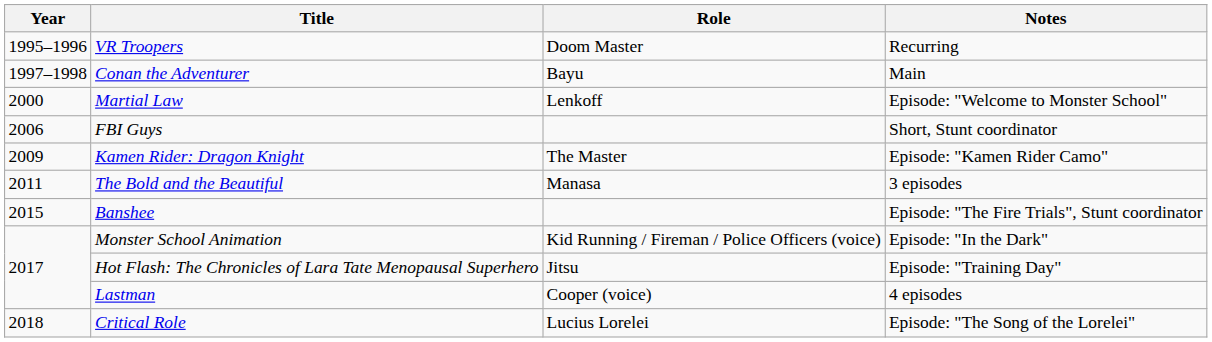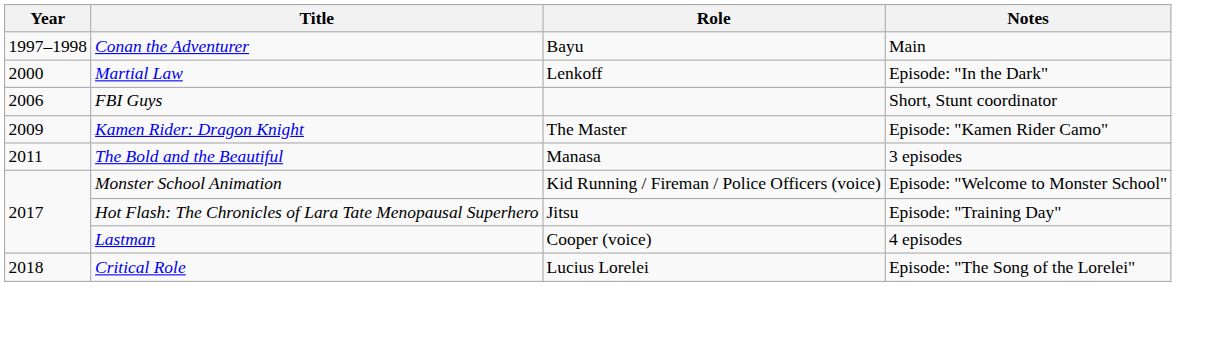- row: (139, 45)
(1028, 101) Episode: "Welcome to Monster School" -> (968, 73) Episode: "In the Dark"
- row: (125, 211)
(968, 239) Episode: "In the Dark" -> (1028, 184) Episode: "Welcome to Monster School"
